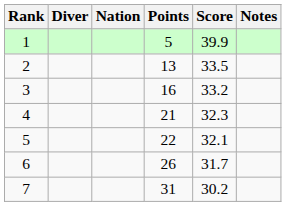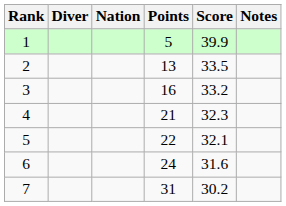(168, 164) 26 -> (168, 164) 24
(215, 164) 31.7 -> (215, 164) 31.6
